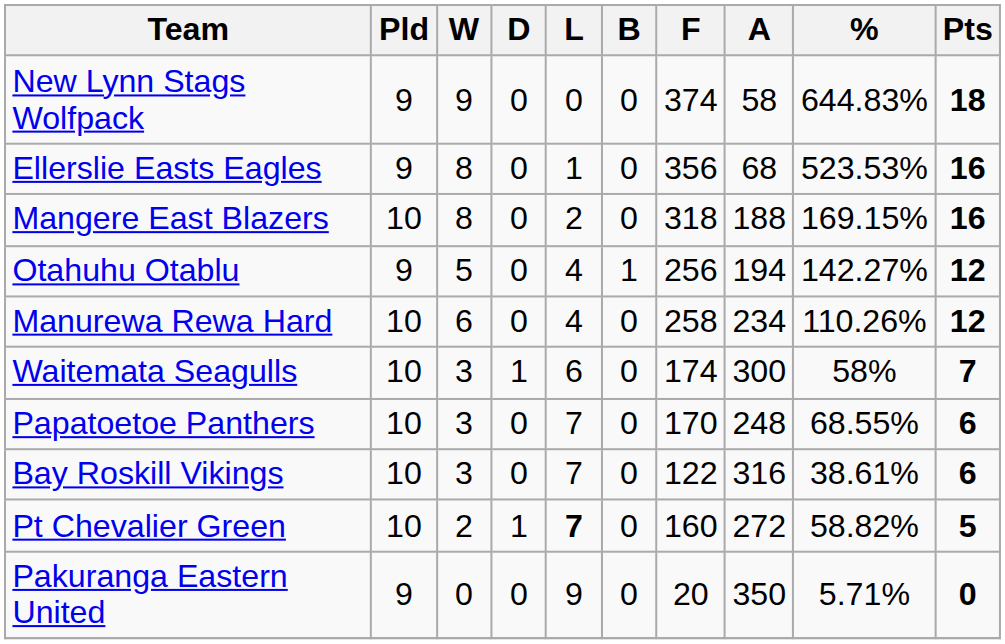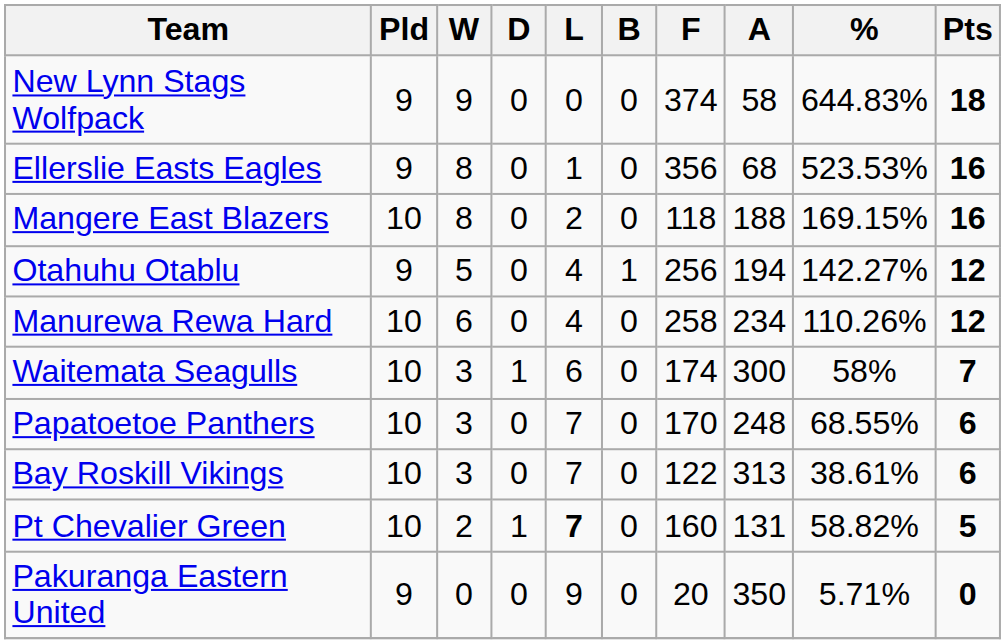(691, 219) 318 -> (691, 219) 118
(759, 474) 316 -> (759, 474) 313
(759, 525) 272 -> (759, 525) 131
